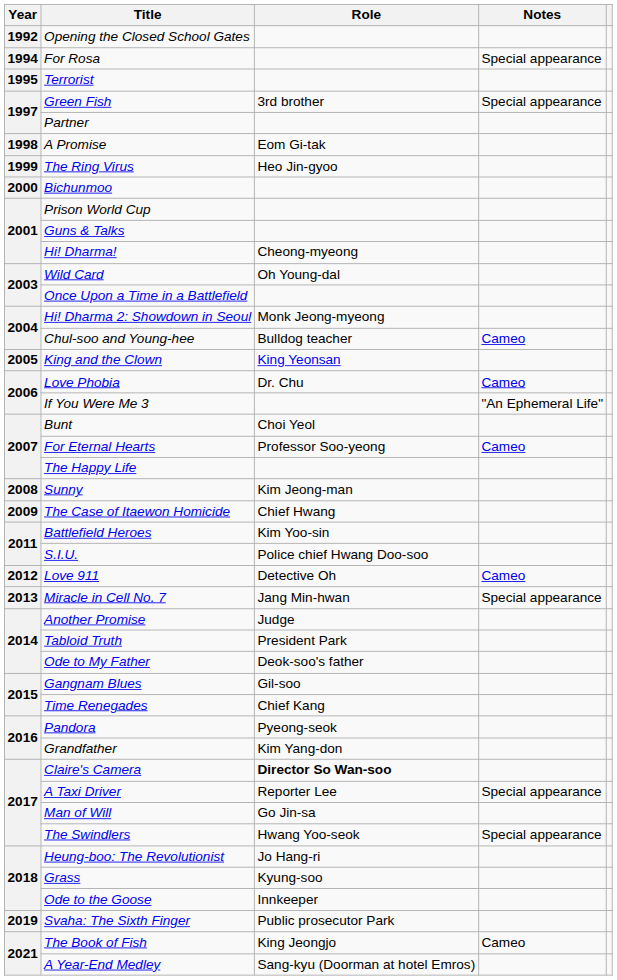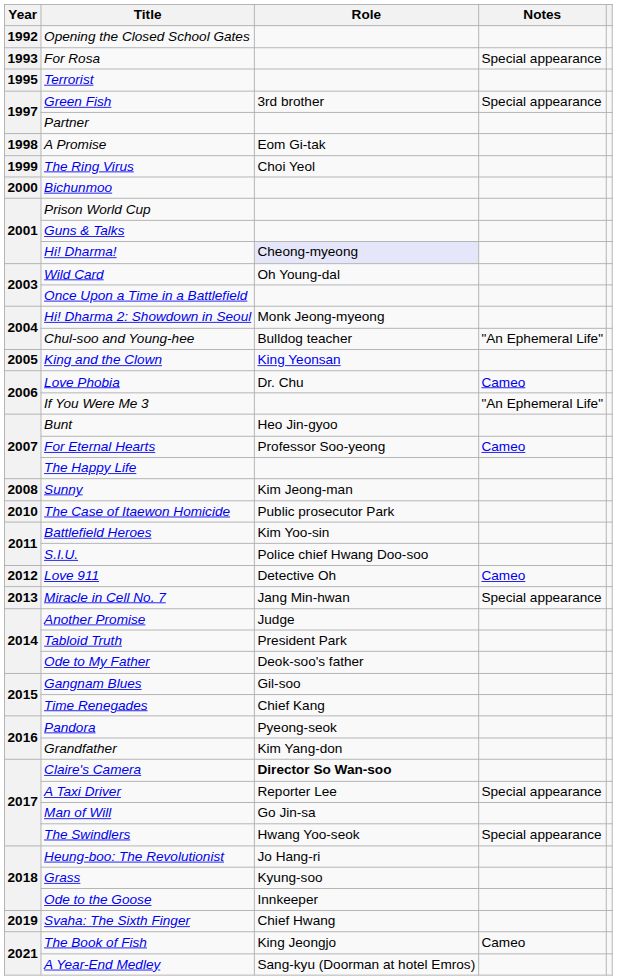(23, 58) 1994 -> (23, 58) 1993
(298, 166) Heo Jin-gyoo -> (286, 166) Choi Yeol
(308, 252) no background -> (308, 252) lavender background
(503, 338) Cameo -> (542, 338) "An Ephemeral Life"
(286, 425) Choi Yeol -> (298, 425) Heo Jin-gyoo
(23, 511) 2009 -> (23, 511) 2010
(296, 511) Chief Hwang -> (326, 511) Public prosecutor Park
(326, 921) Public prosecutor Park -> (296, 921) Chief Hwang
